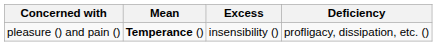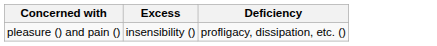- column: (165, 13)
